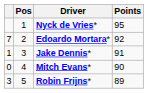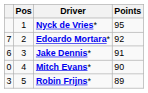(9, 53) 1 -> (9, 53) 6
